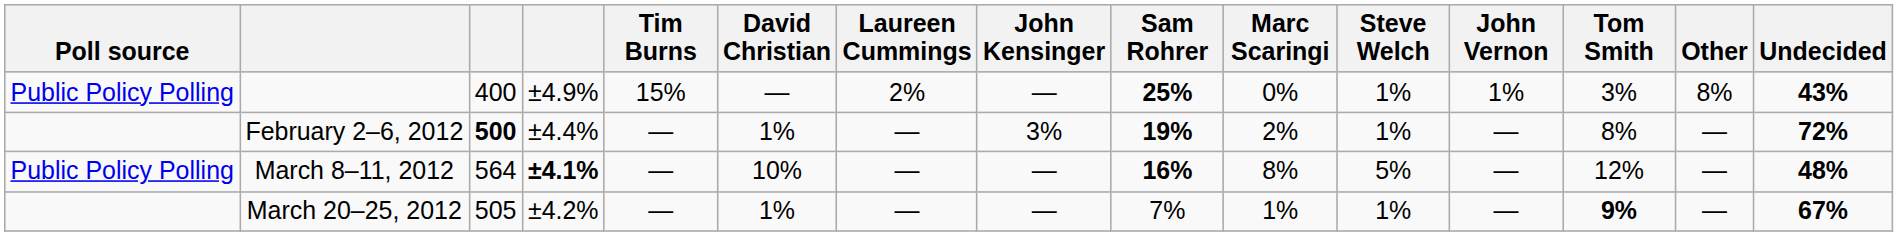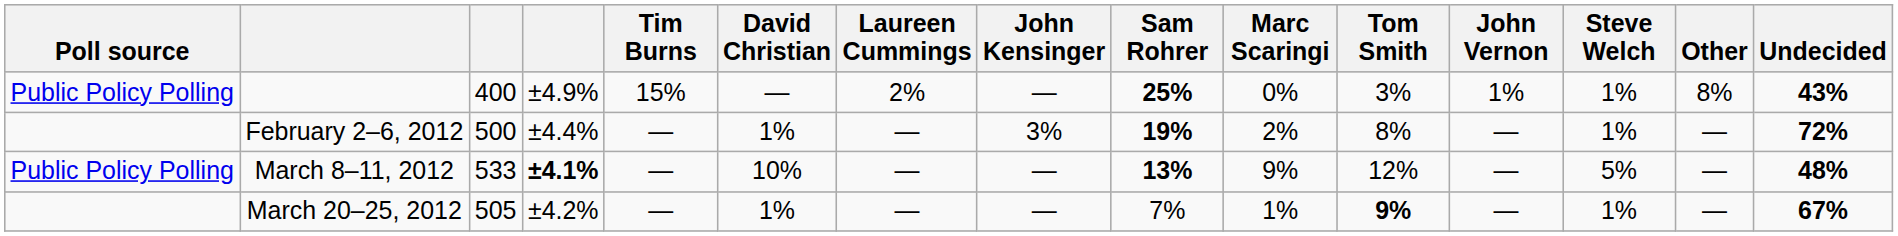columns swapped: (1619, 38) <-> (1393, 38)
(496, 131) bold -> (496, 131) normal
(496, 171) 564 -> (496, 171) 533
(1167, 171) 16% -> (1167, 171) 13%
(1280, 171) 8% -> (1280, 171) 9%
